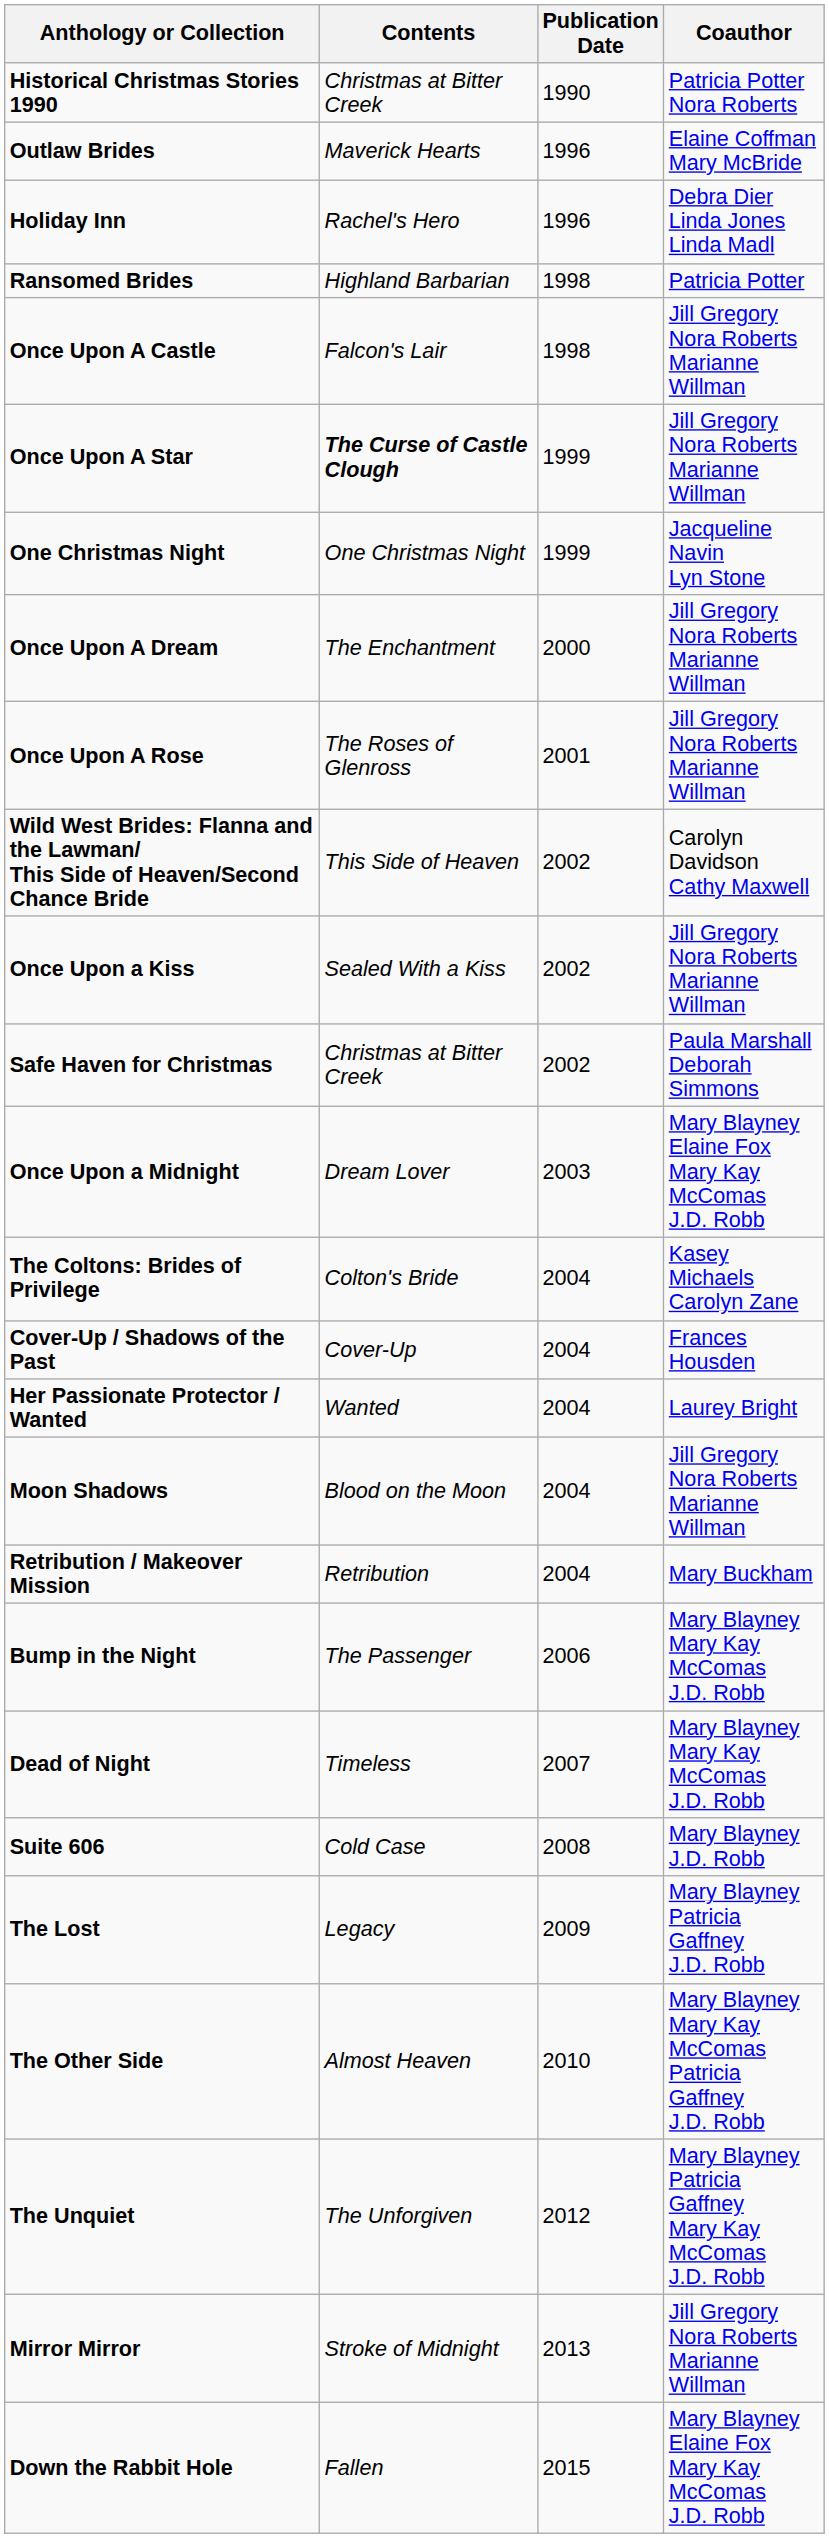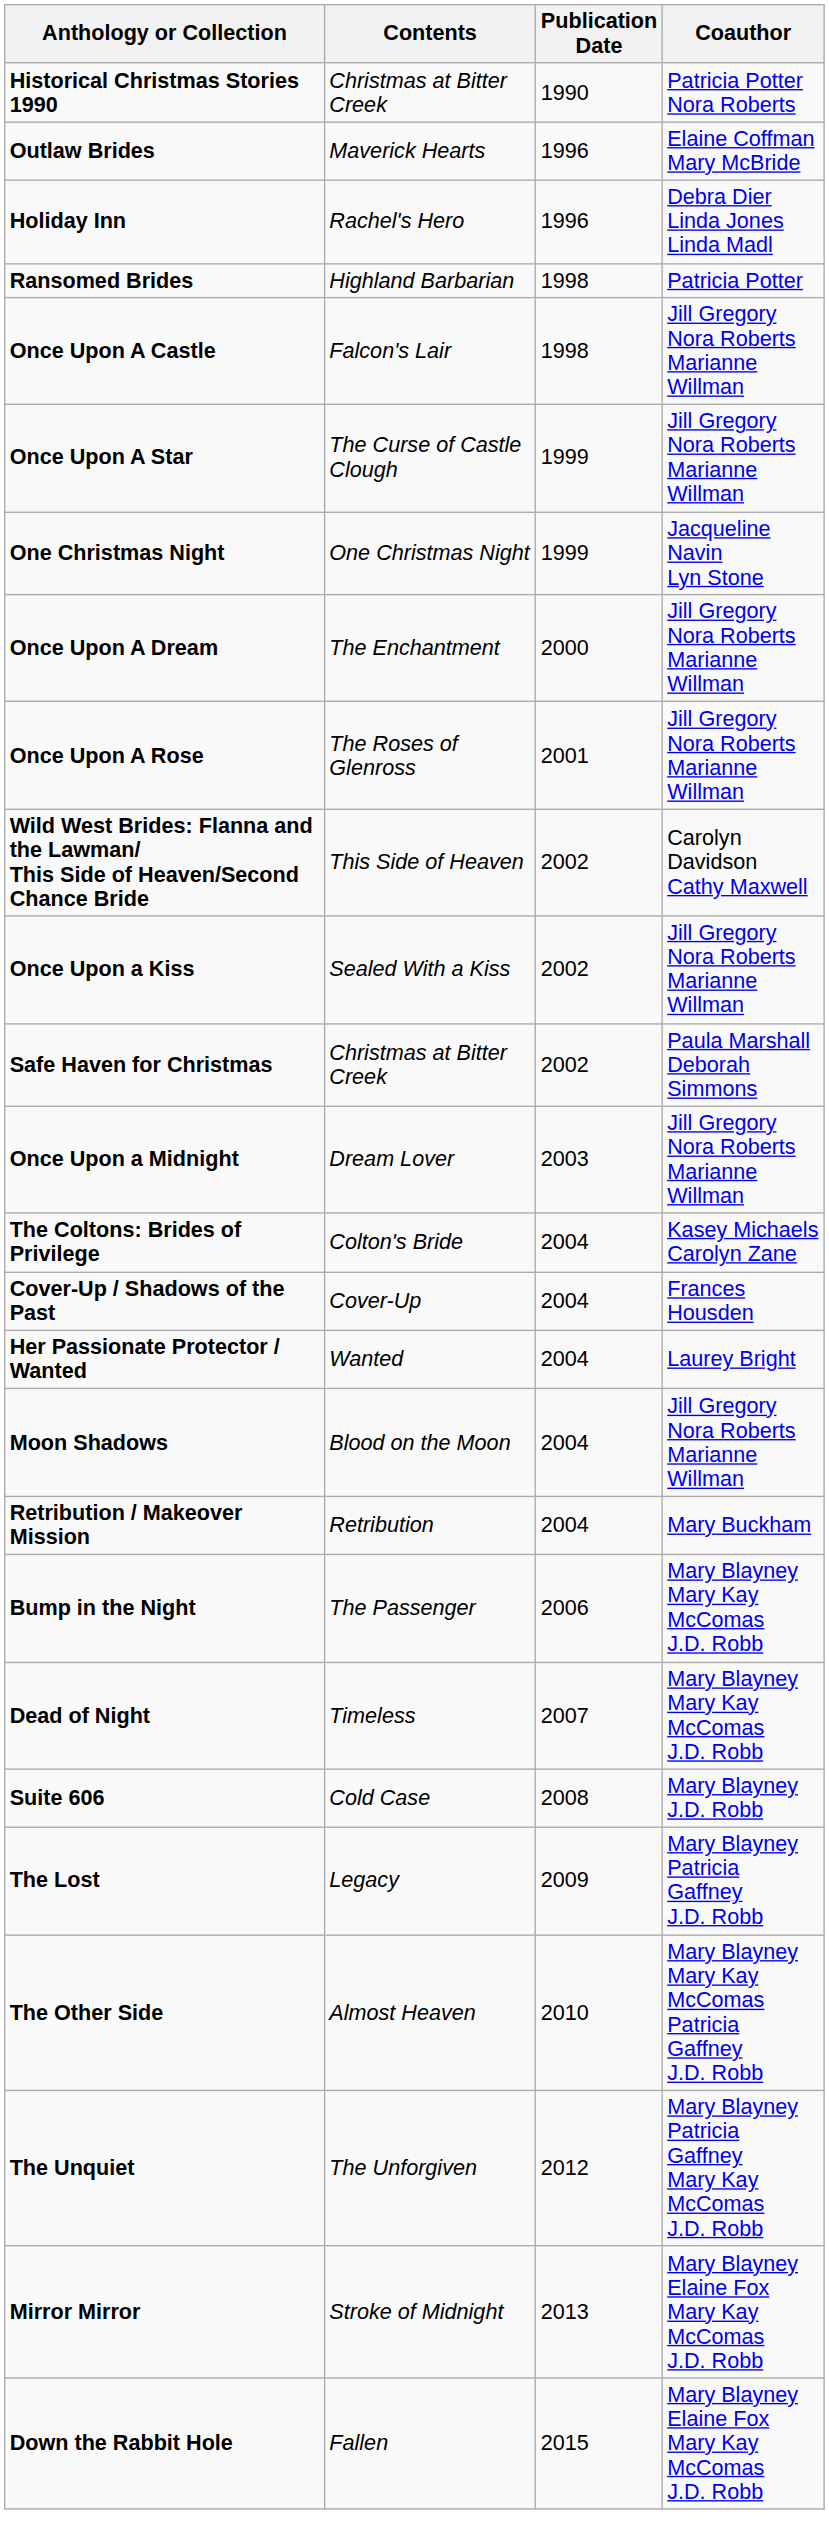(426, 458) bold -> (425, 458) normal
(734, 1171) Mary Blayney Elaine Fox Mary Kay McComas J.D. Robb -> (731, 1159) Jill Gregory Nora Roberts Marianne Willman
(733, 2348) Jill Gregory Nora Roberts Marianne Willman -> (733, 2311) Mary Blayney Elaine Fox Mary Kay McComas J.D. Robb
